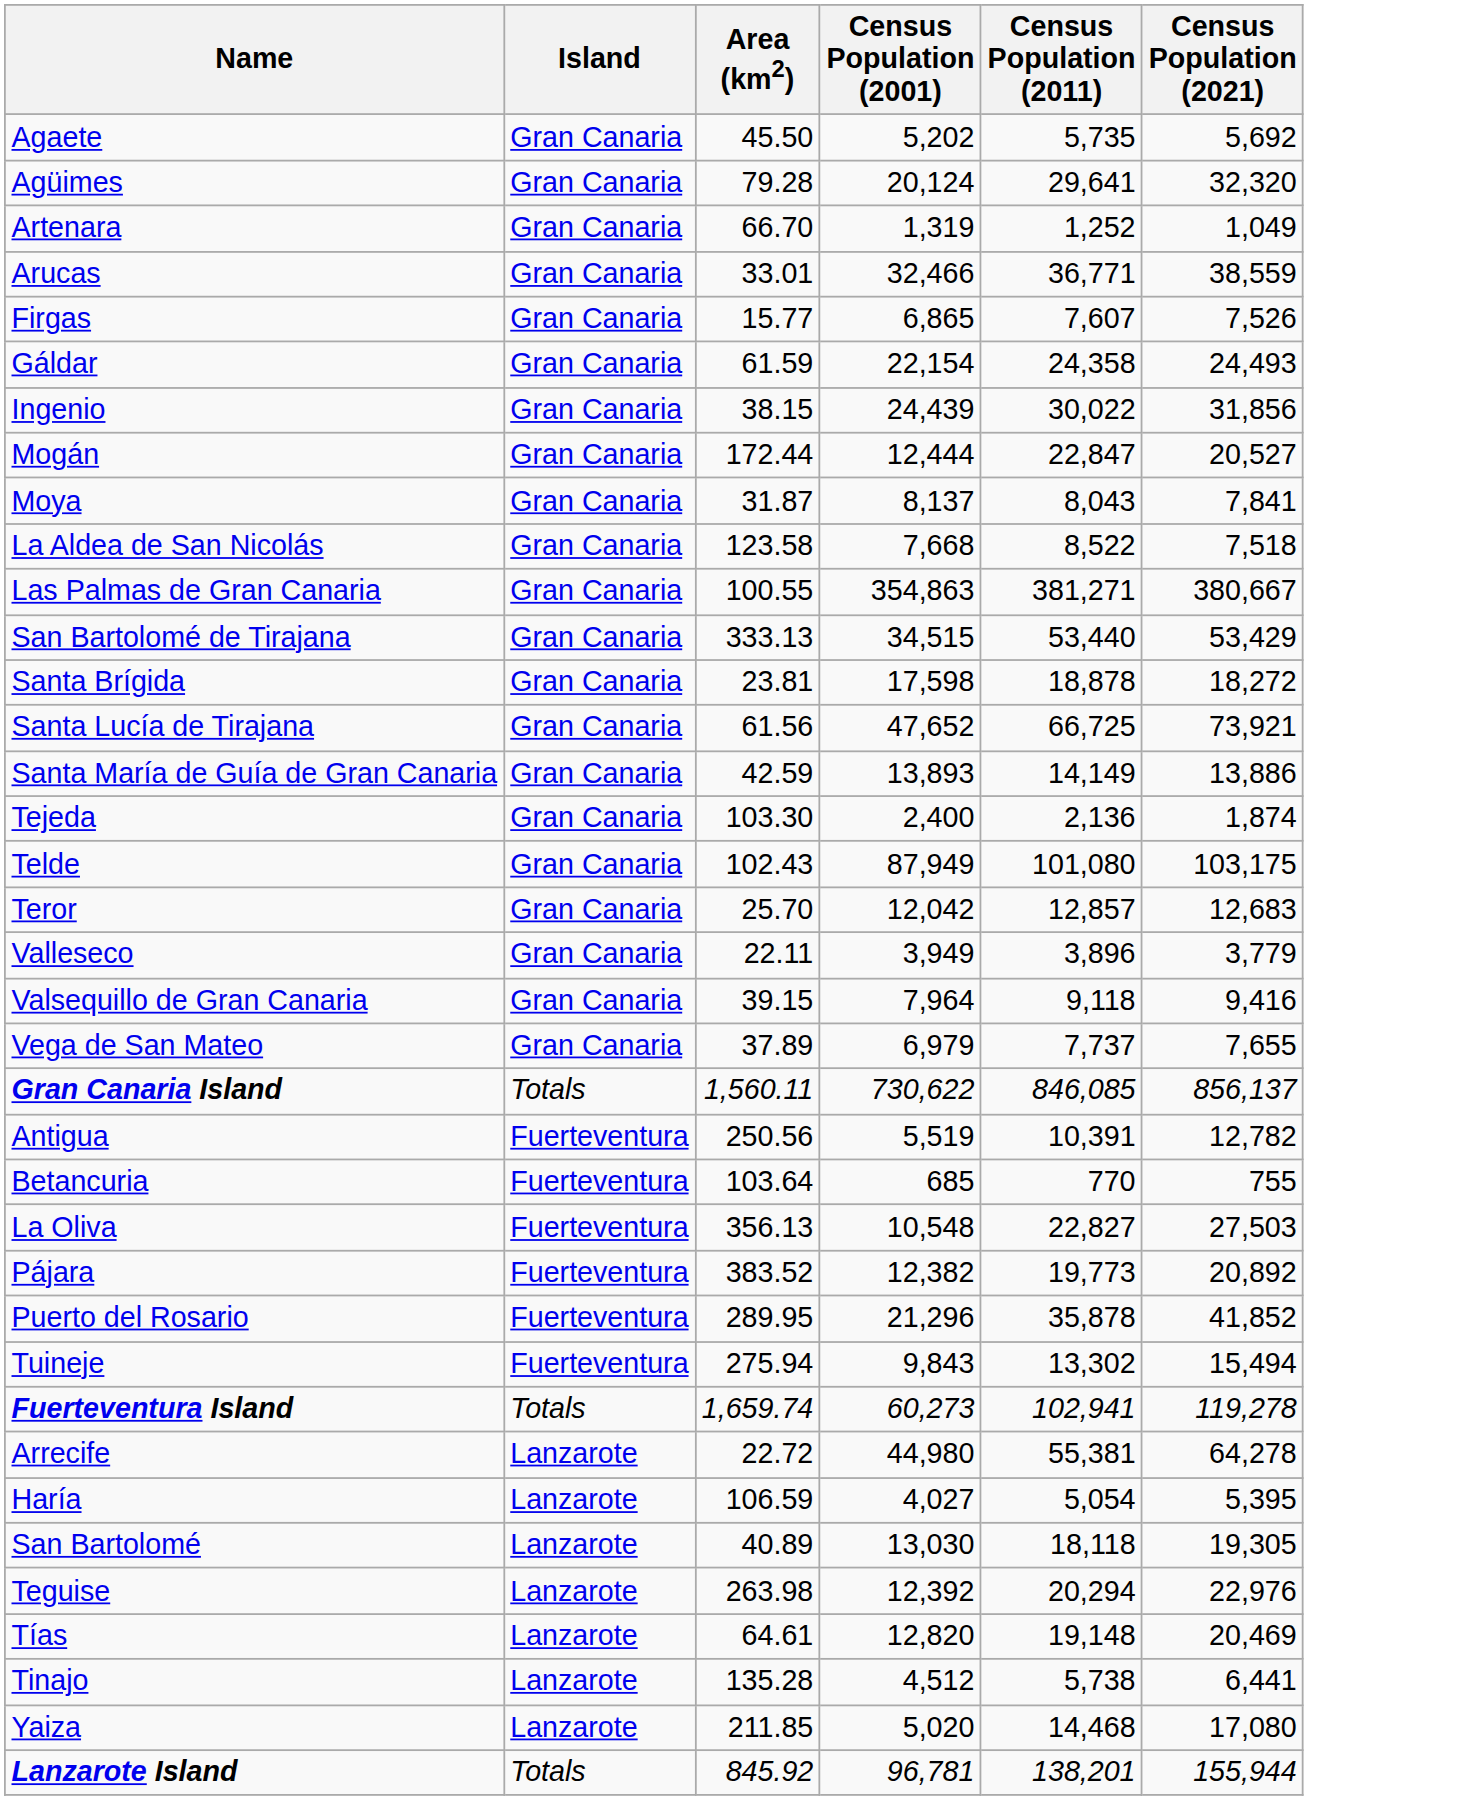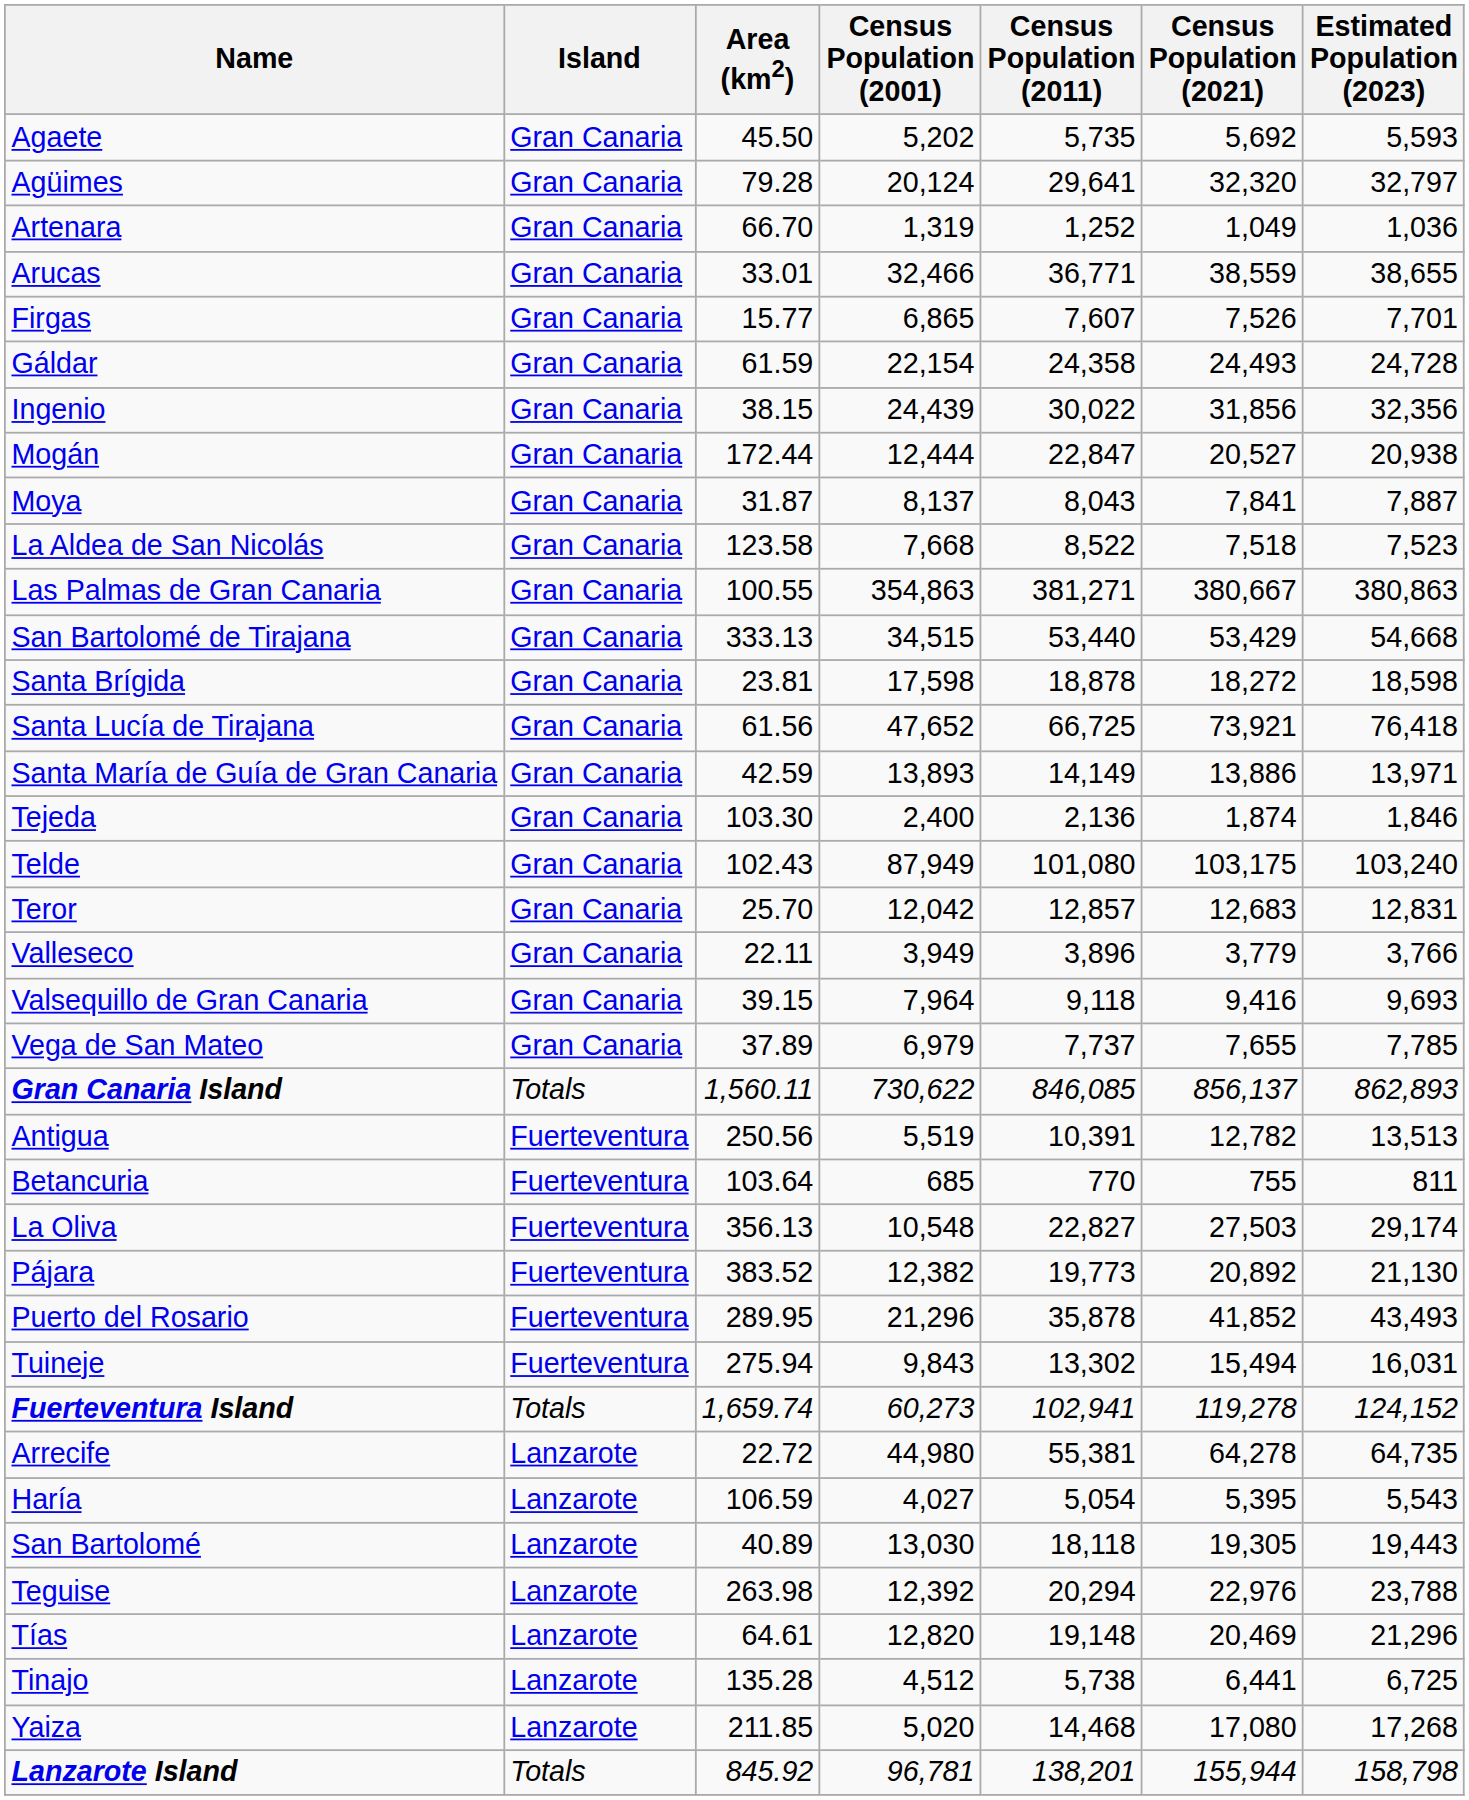+ column: (1384, 59)
